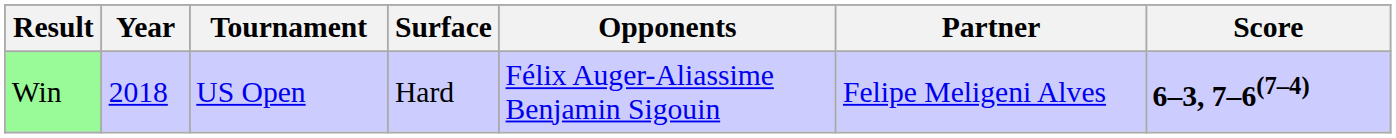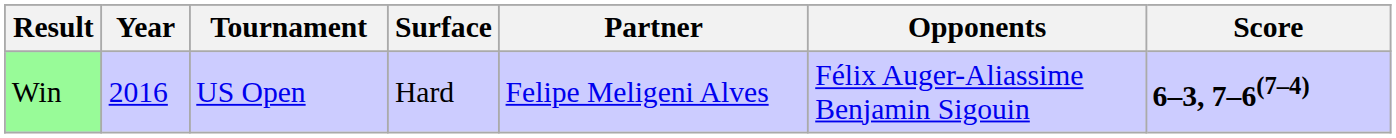columns swapped: (991, 27) <-> (667, 27)
(138, 91) 2018 -> (138, 91) 2016
